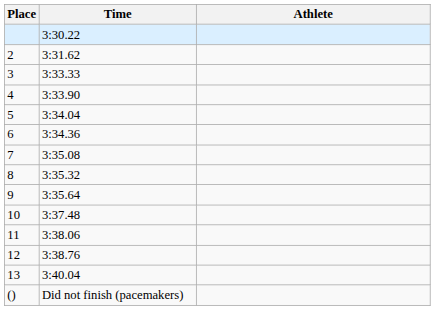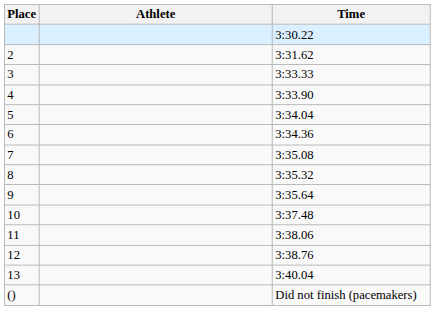columns swapped: (313, 14) <-> (118, 14)
